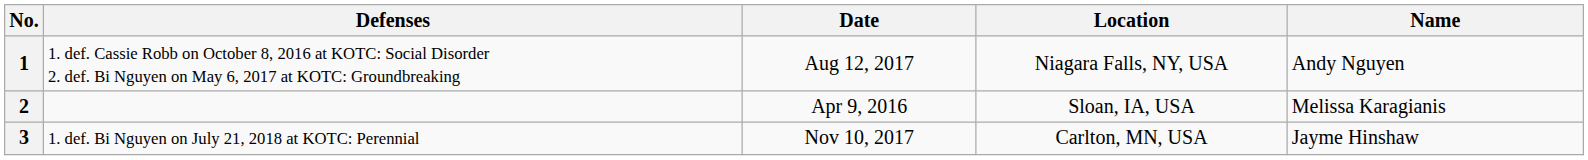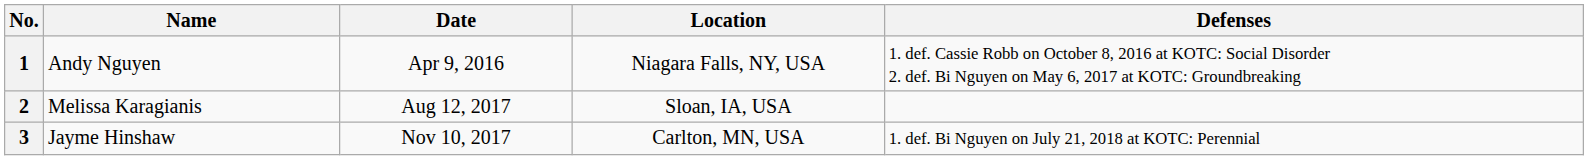columns swapped: (1435, 20) <-> (393, 20)
(859, 63) Aug 12, 2017 -> (456, 63) Apr 9, 2016
(859, 106) Apr 9, 2016 -> (456, 106) Aug 12, 2017
